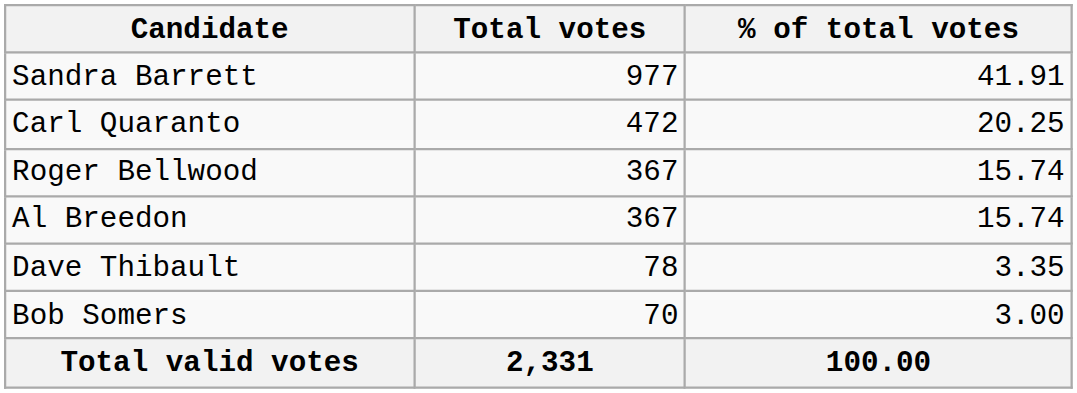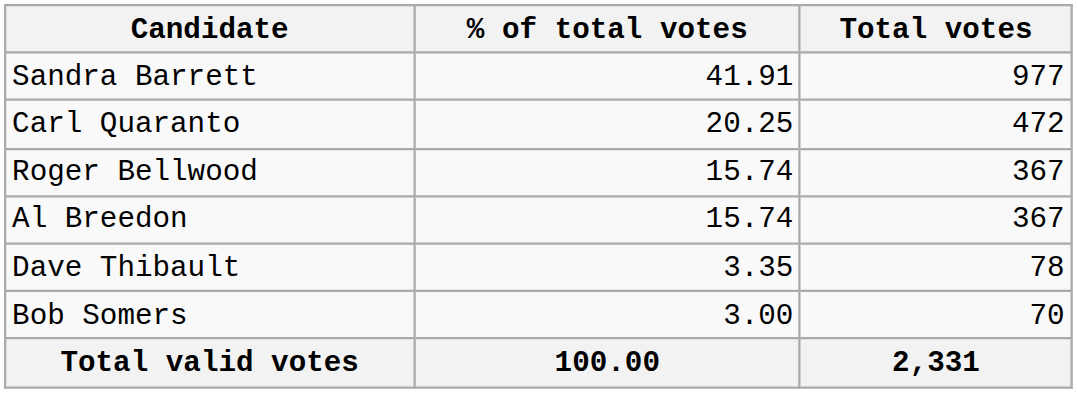columns swapped: (550, 29) <-> (879, 29)
